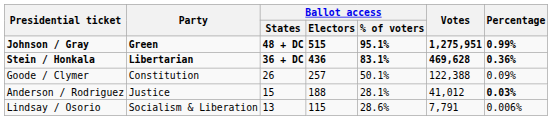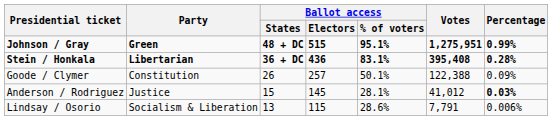(450, 60) 469,628 -> (450, 60) 395,408
(501, 60) 0.36% -> (501, 60) 0.28%
(317, 92) 188 -> (317, 92) 145
